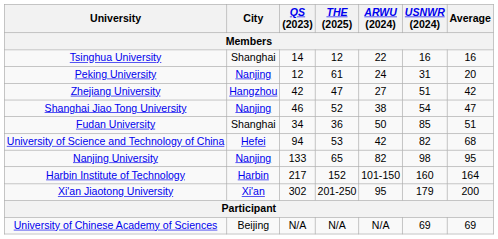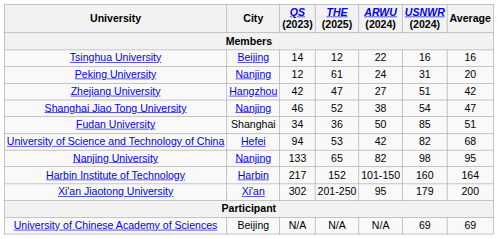(253, 58) Shanghai -> (253, 58) Beijing
